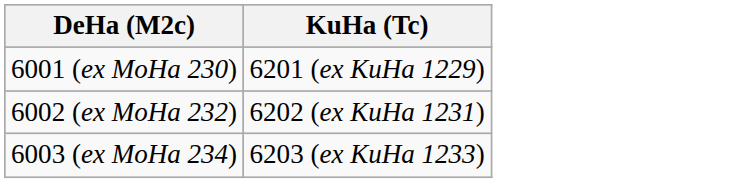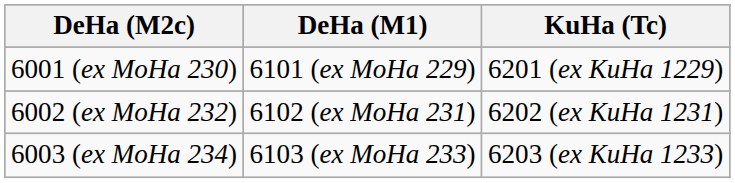+ column: (363, 25)
